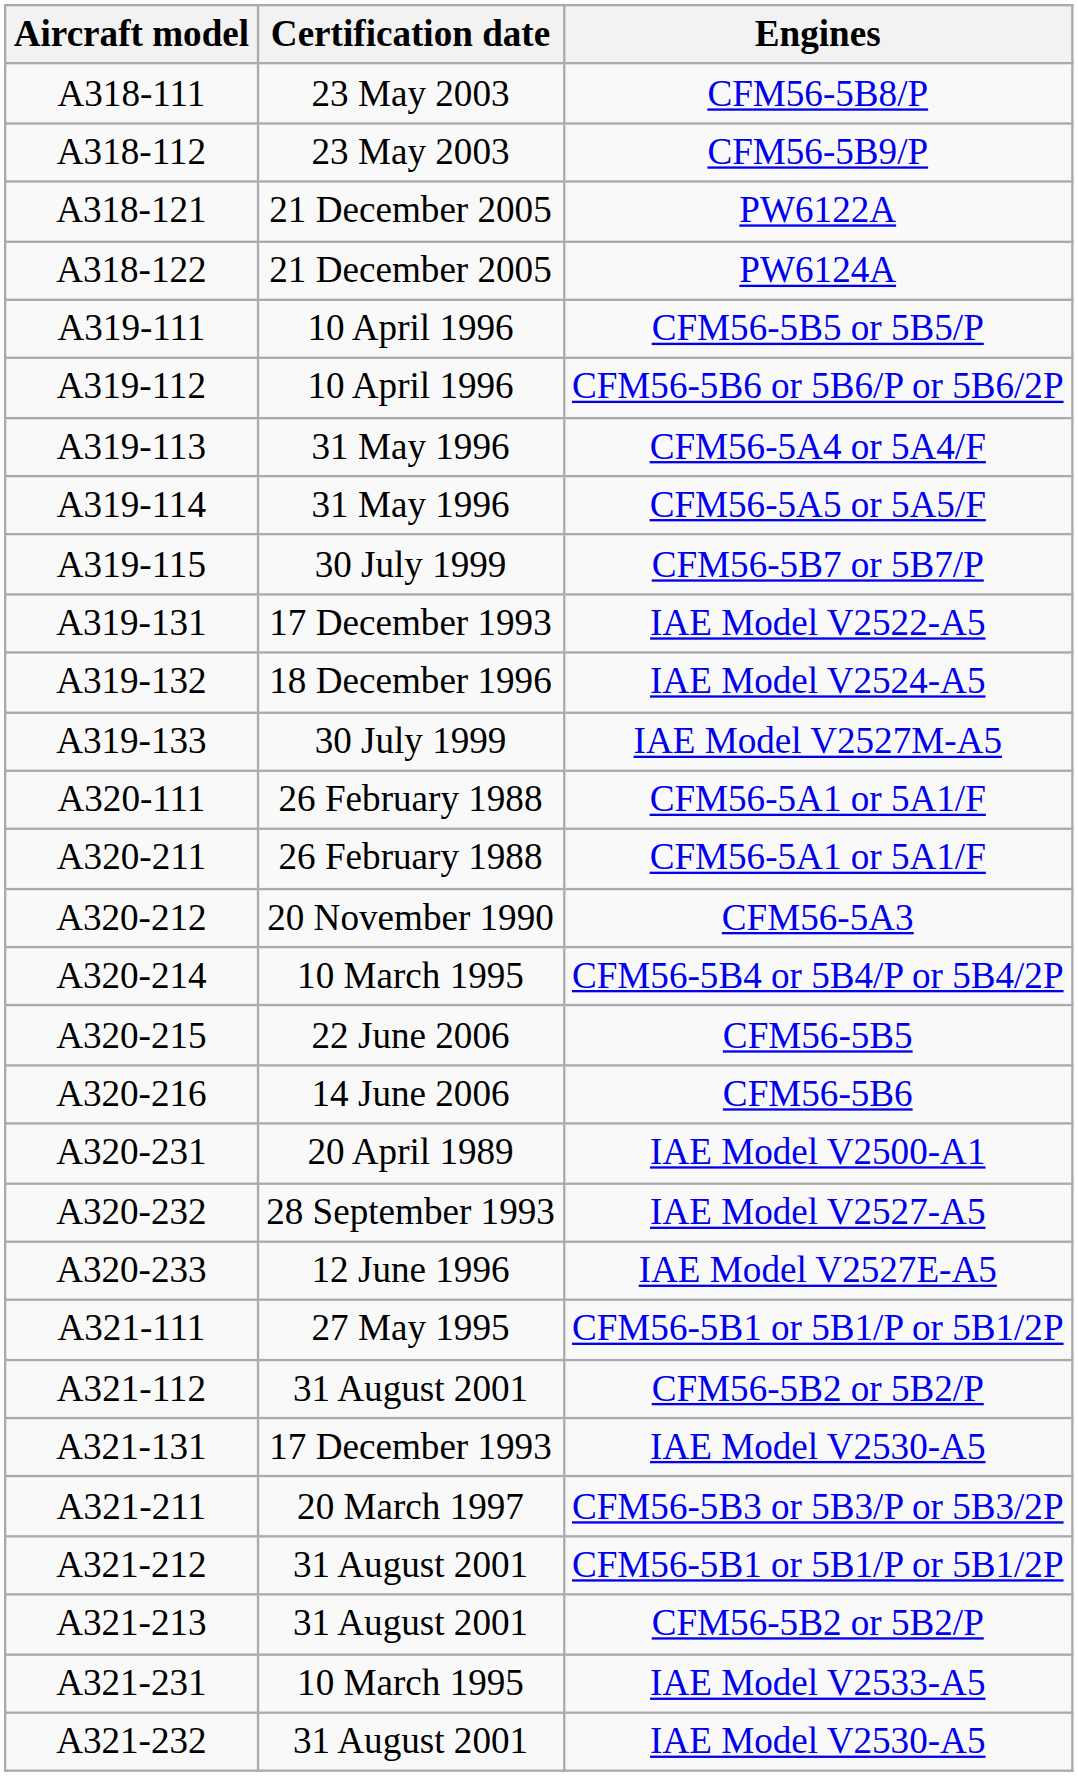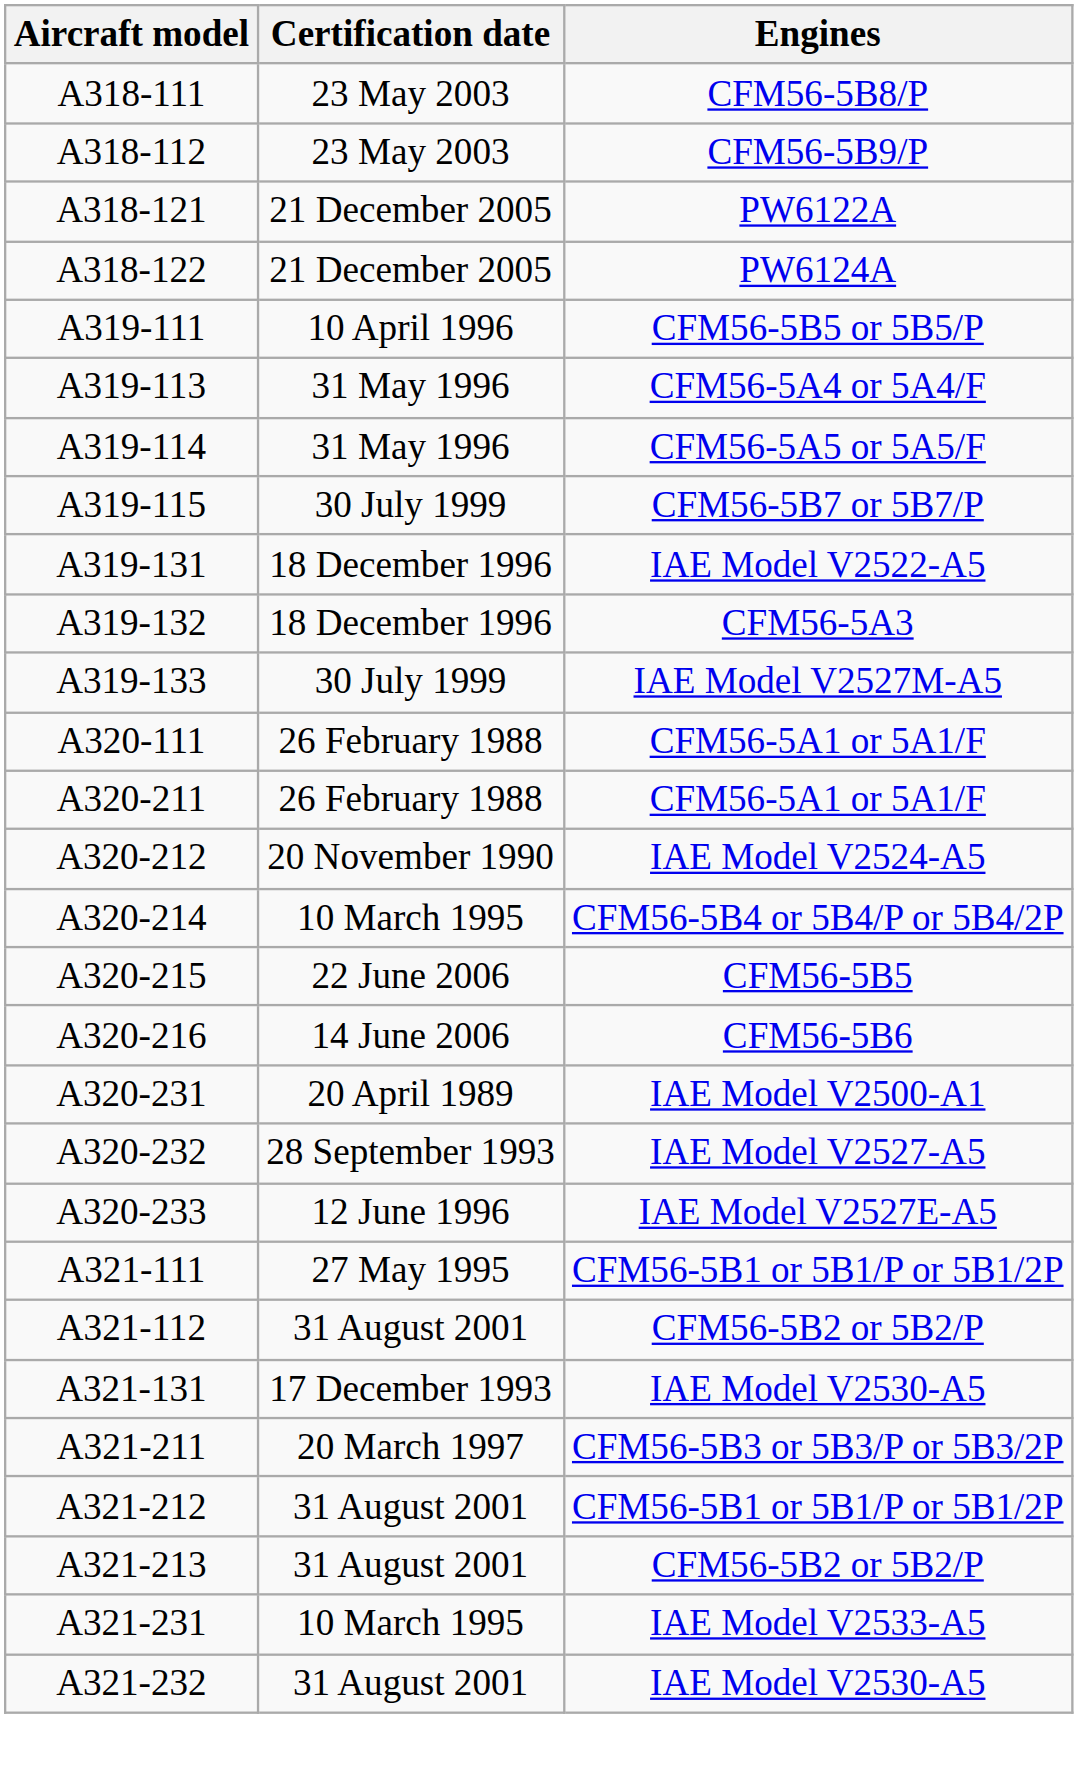- row: (131, 387)
(411, 622) 17 December 1993 -> (411, 563) 18 December 1996
(818, 681) IAE Model V2524-A5 -> (818, 622) CFM56-5A3
(818, 916) CFM56-5A3 -> (818, 858) IAE Model V2524-A5
